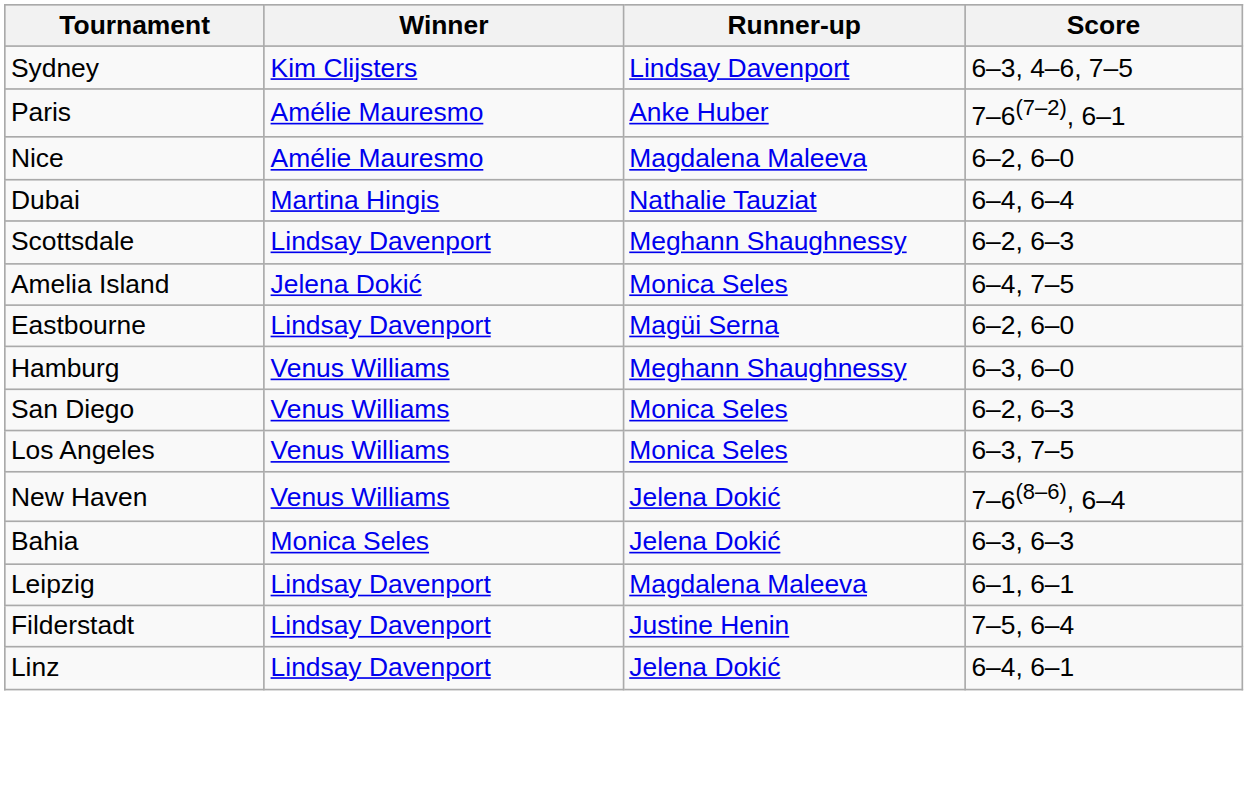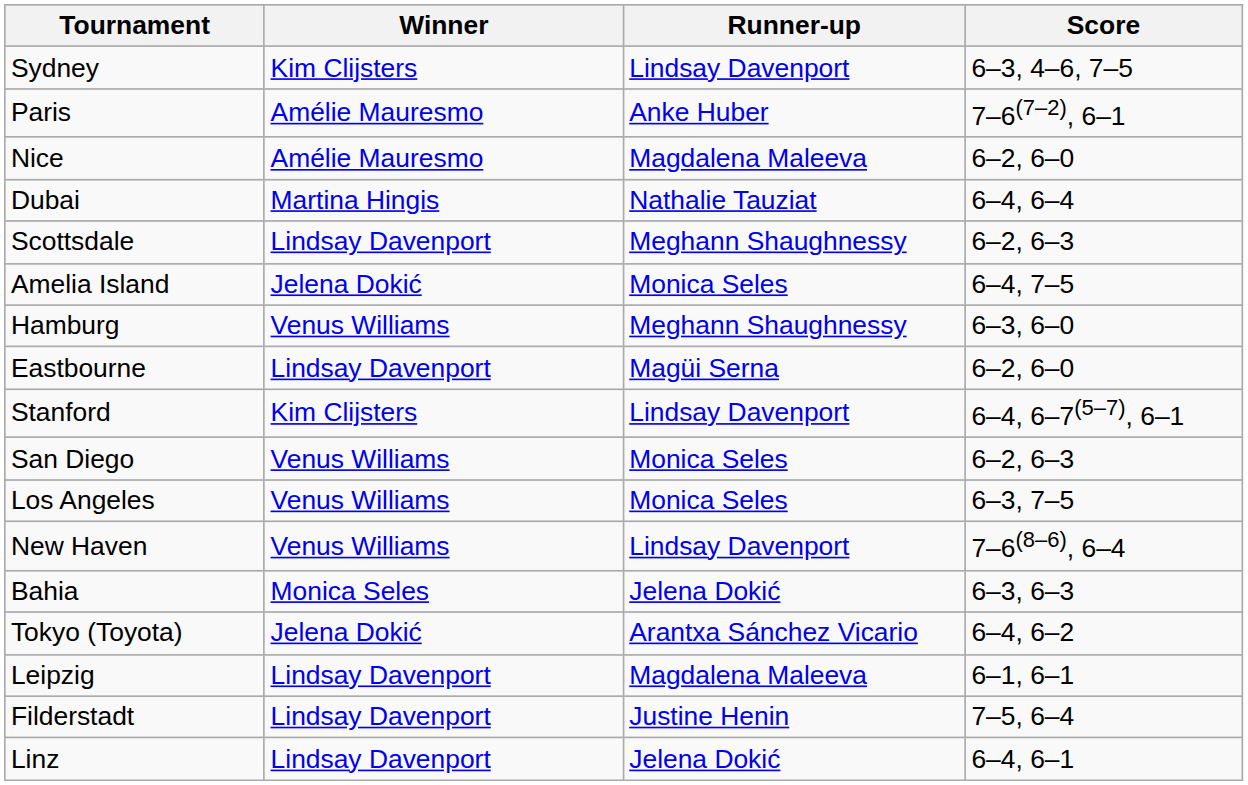rows swapped: (65, 367) <-> (78, 325)
+ row: (61, 412)
(705, 496) Jelena Dokić -> (739, 545) Lindsay Davenport
+ row: (97, 633)
